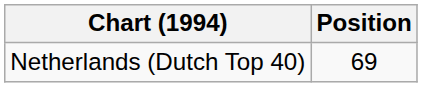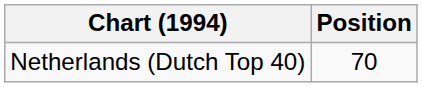(364, 61) 69 -> (364, 61) 70
